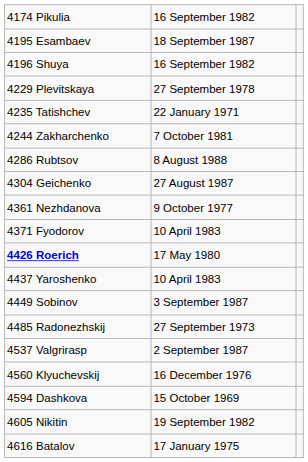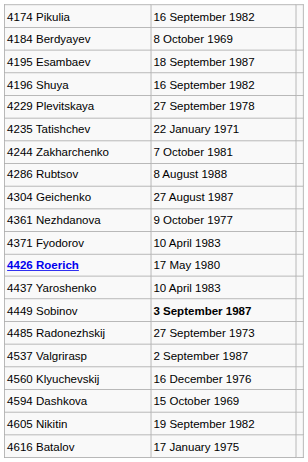+ row: (49, 39)
(201, 303) normal -> (202, 310) bold
